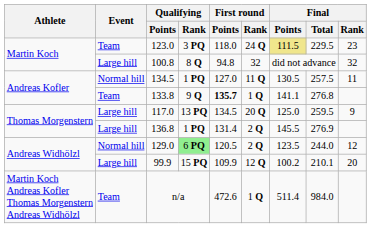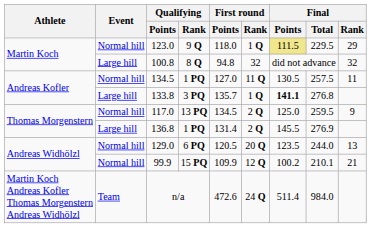(109, 46) Team -> (121, 46) Normal hill
(194, 46) 3 PQ -> (194, 46) 9 Q
(255, 46) 24 Q -> (255, 46) 1 Q
(352, 46) 23 -> (352, 46) 29
(109, 96) Team -> (117, 96) Large hill
(194, 96) 9 Q -> (194, 96) 3 PQ
(226, 96) bold -> (226, 96) normal
(288, 96) normal -> (288, 96) bold
(117, 112) Large hill -> (121, 112) Normal hill
(255, 112) 20 Q -> (255, 112) 2 Q
(194, 146) lightgreen background -> (194, 146) no background
(255, 146) 2 Q -> (255, 146) 20 Q
(352, 146) 12 -> (352, 146) 13
(117, 162) Large hill -> (121, 162) Normal hill
(352, 162) 20 -> (352, 162) 21
(255, 197) 1 Q -> (255, 197) 24 Q
